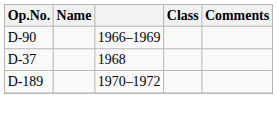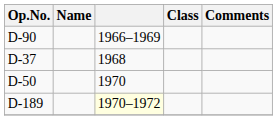+ row: (22, 81)
(129, 81) no background -> (129, 103) lightyellow background
